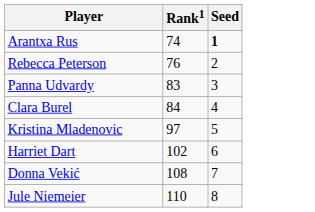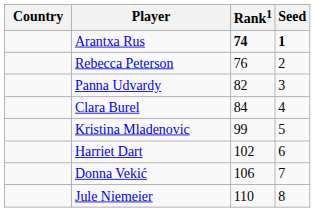+ column: (38, 17)
(173, 41) normal -> (241, 41) bold
(173, 85) 83 -> (241, 85) 82
(173, 129) 97 -> (241, 129) 99
(177, 173) 108 -> (244, 173) 106
